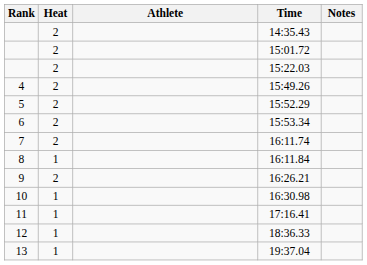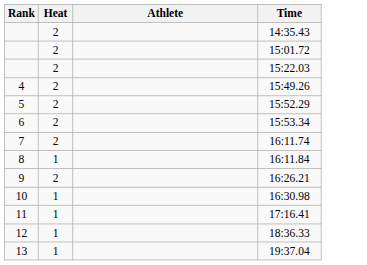- column: (341, 13)
